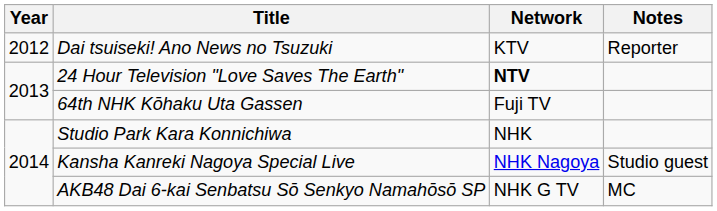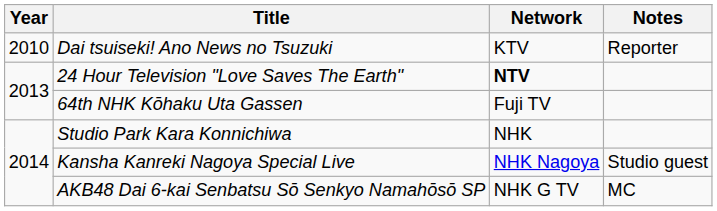(29, 47) 2012 -> (29, 47) 2010
